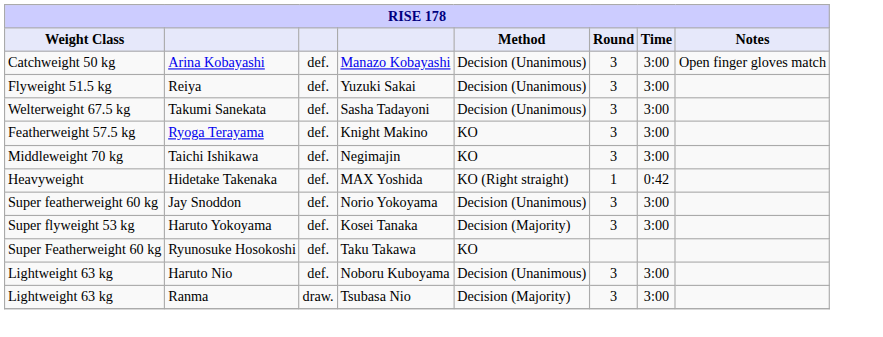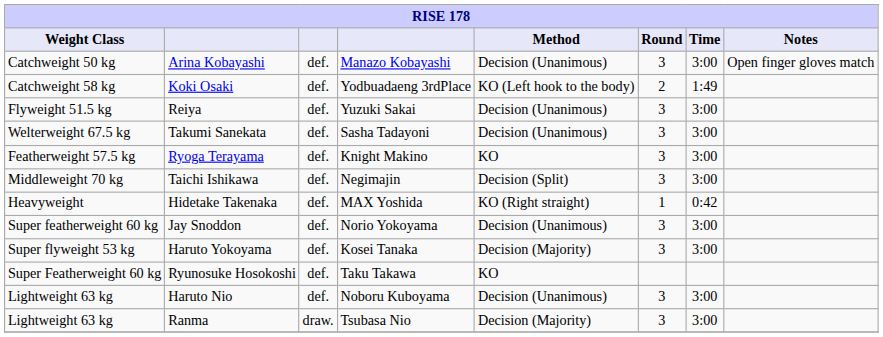+ row: (201, 86)
(467, 156) KO -> (523, 179) Decision (Split)
